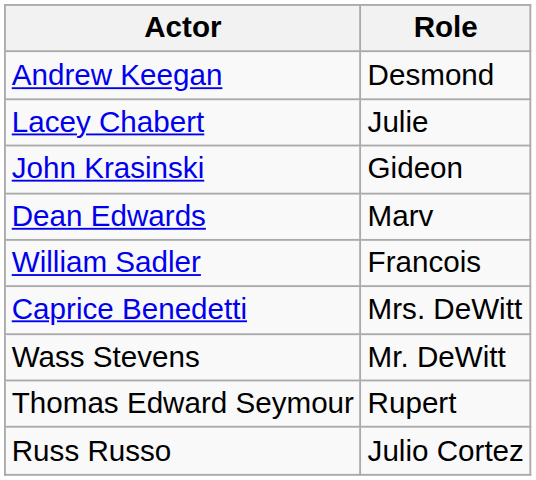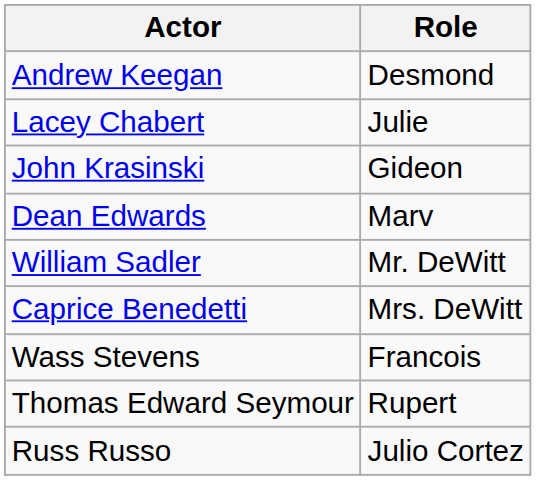(424, 262) Francois -> (437, 262) Mr. DeWitt
(437, 356) Mr. DeWitt -> (424, 356) Francois
